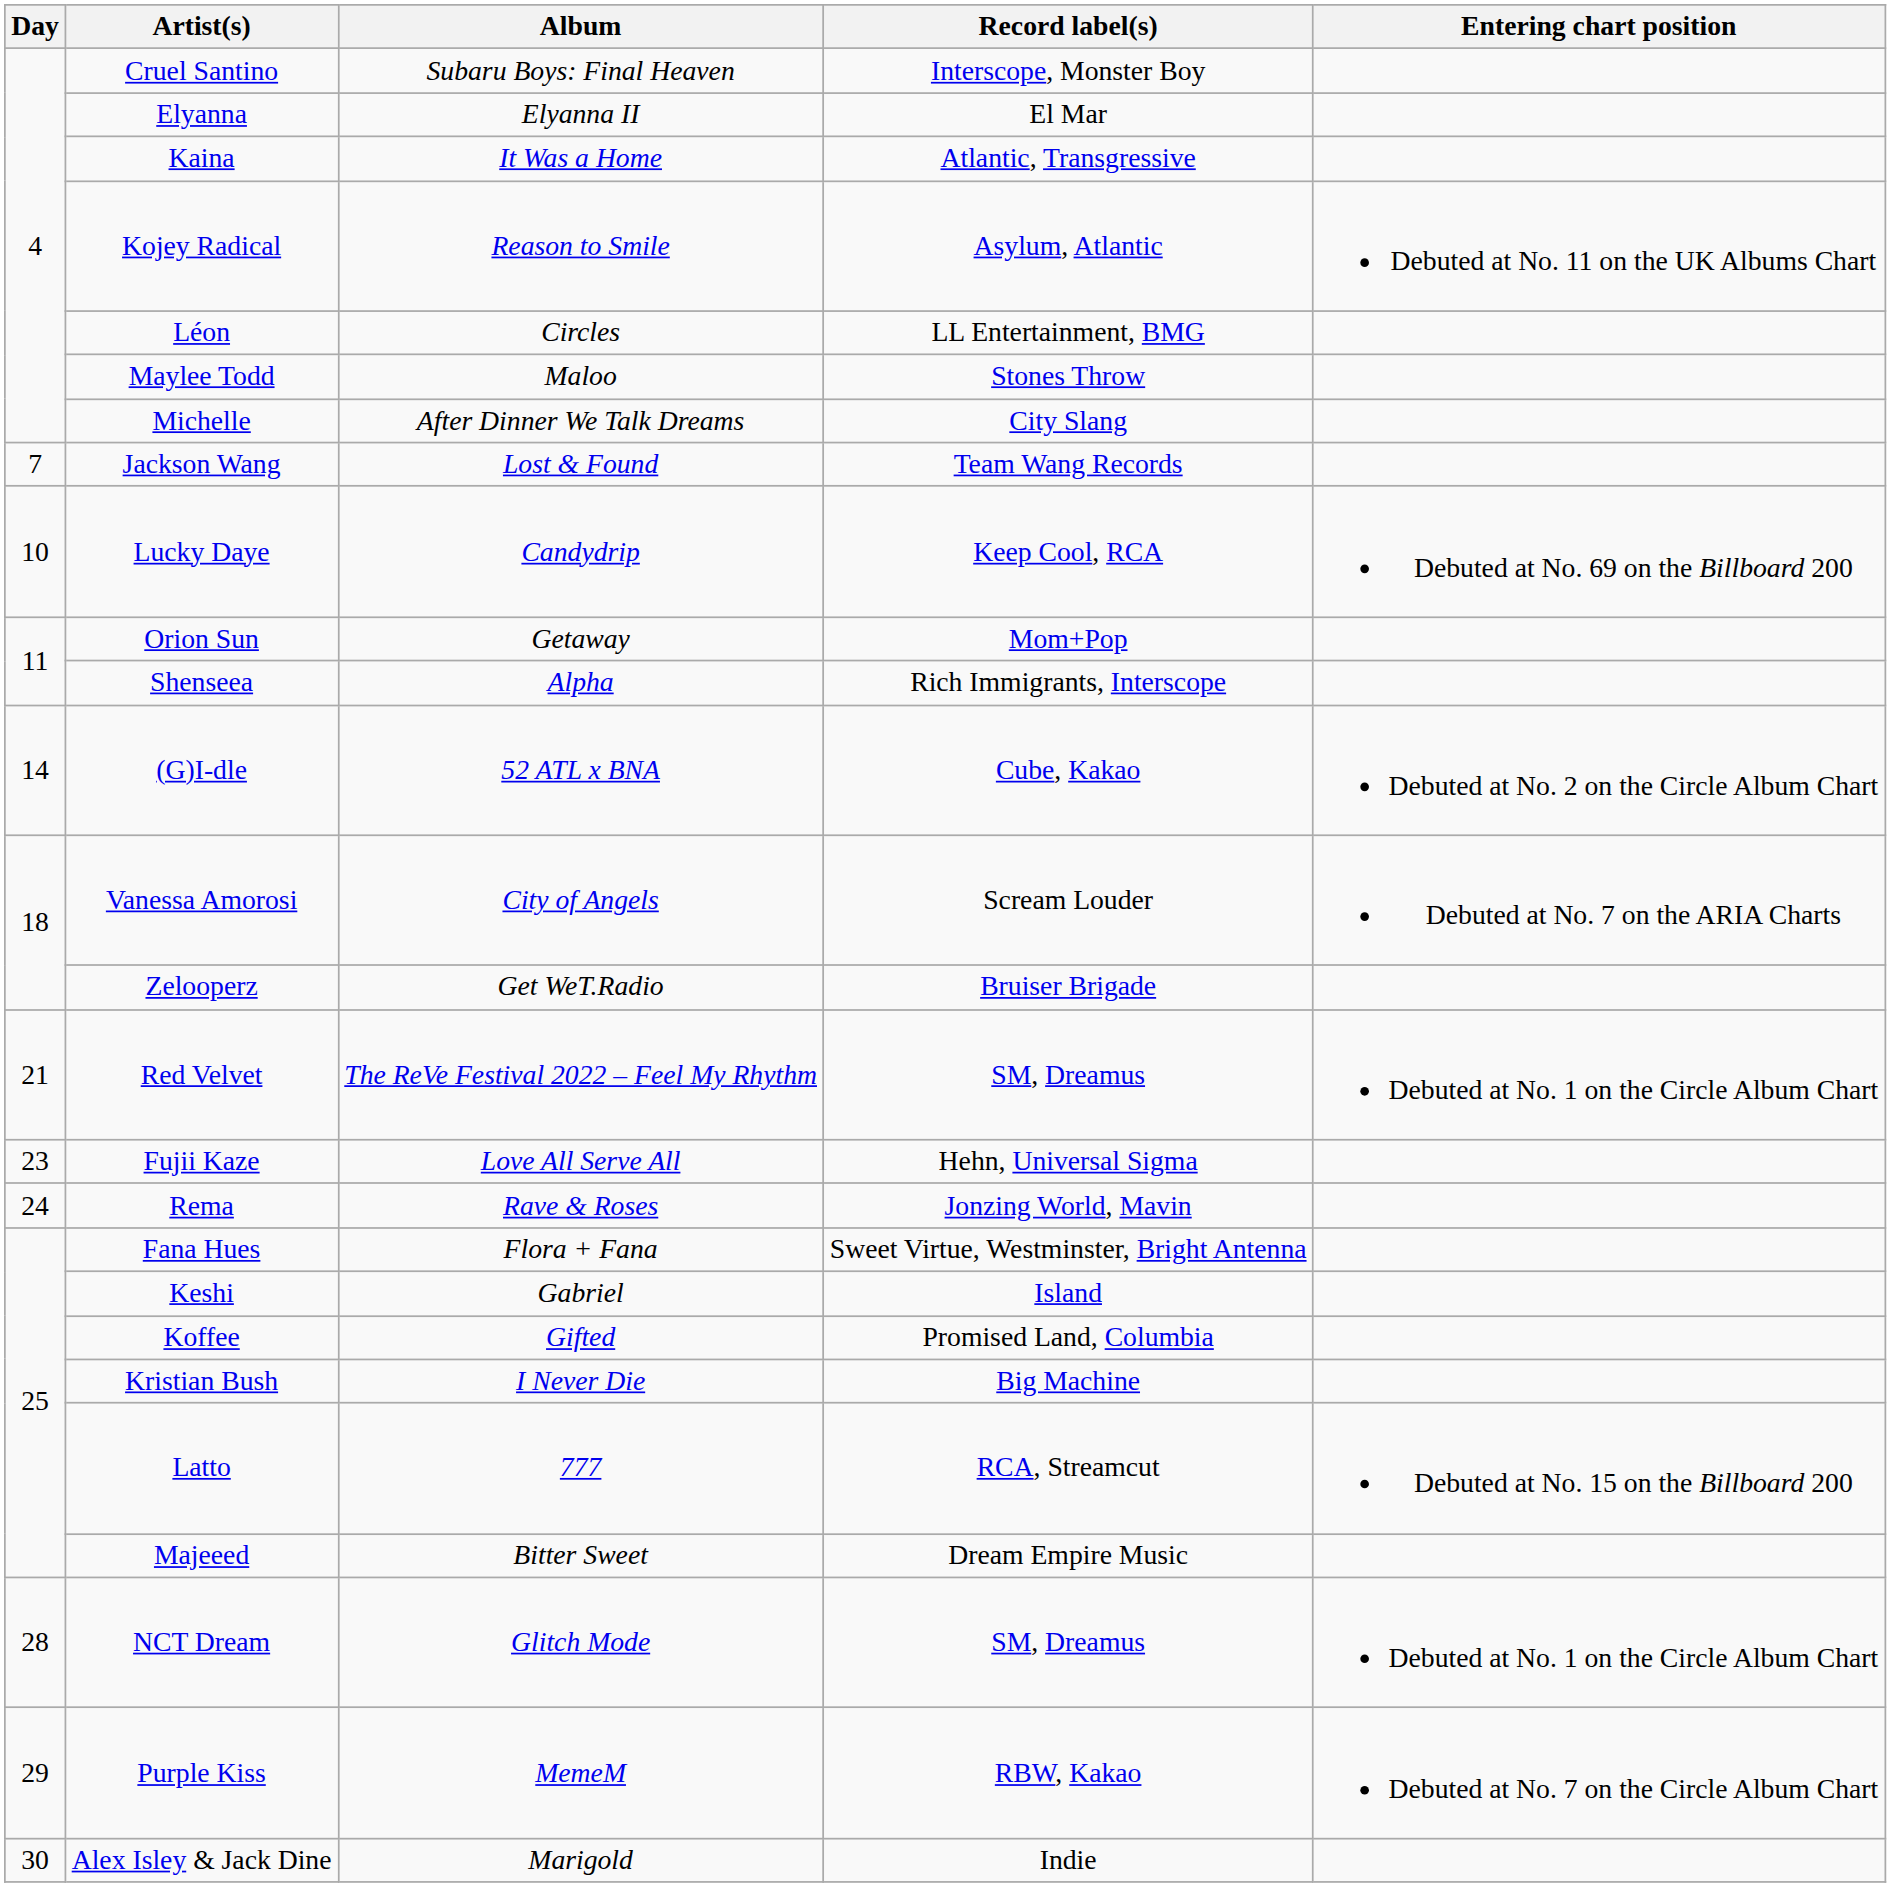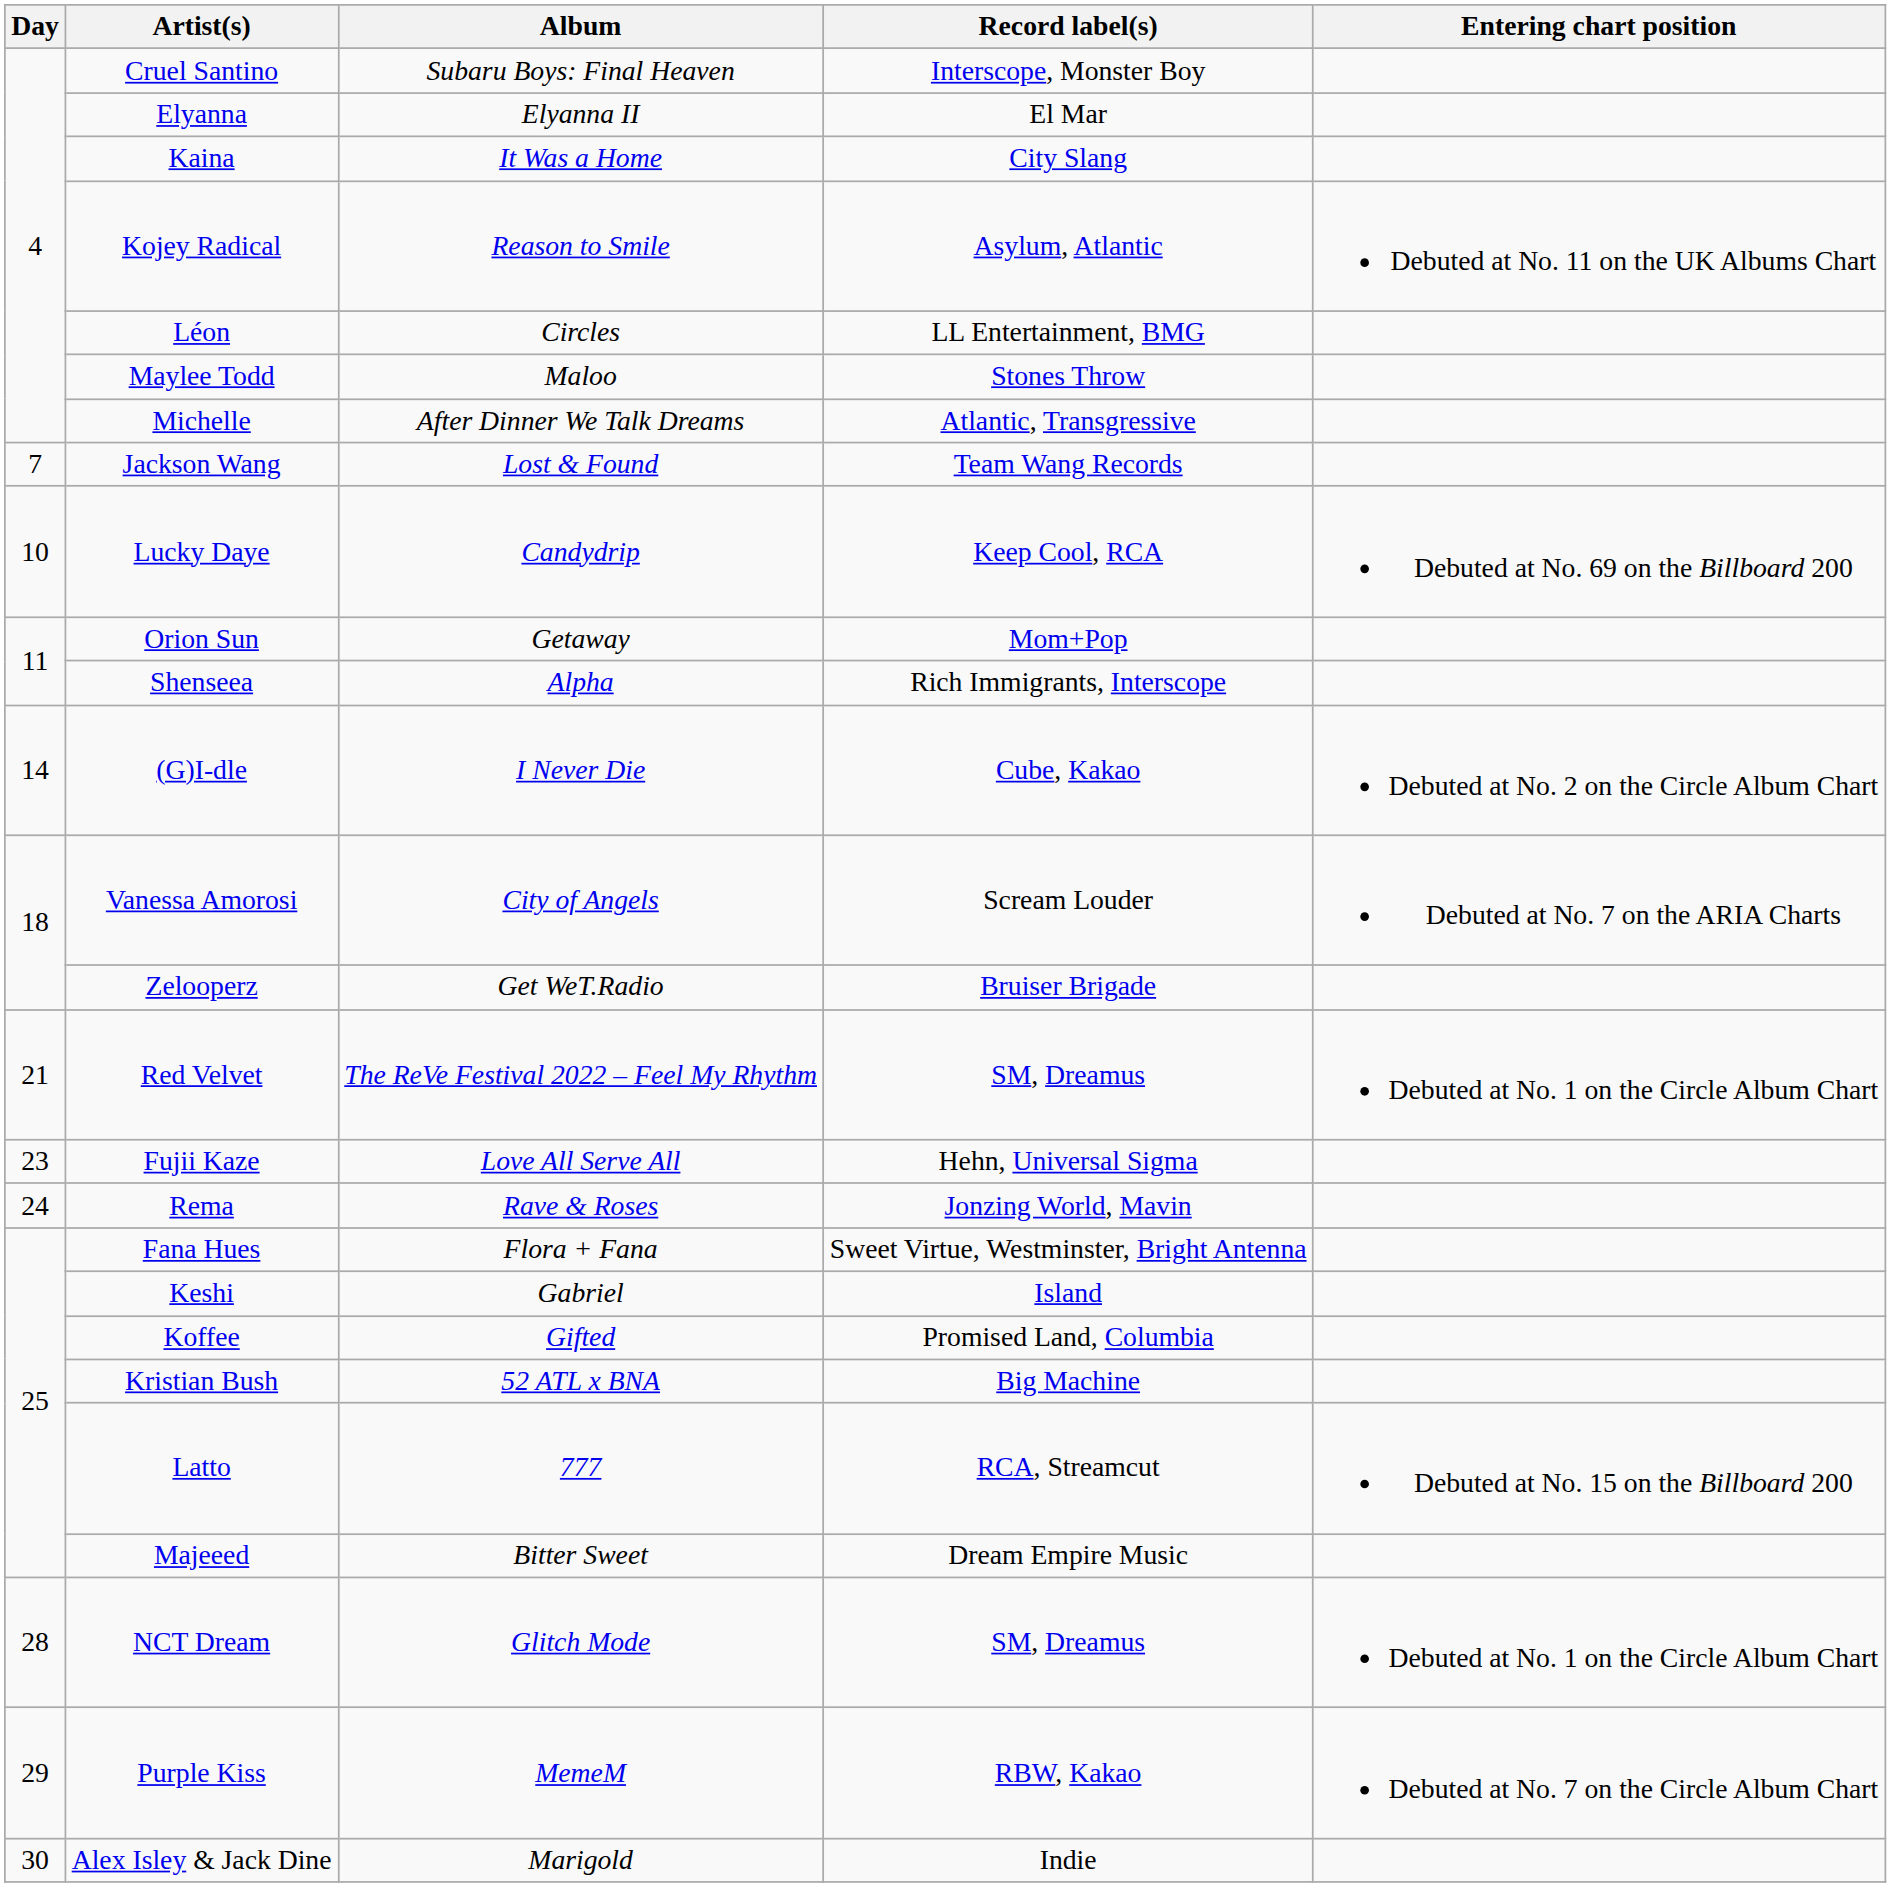(1068, 158) Atlantic, Transgressive -> (1068, 158) City Slang
(1068, 420) City Slang -> (1068, 420) Atlantic, Transgressive
(581, 769) 52 ATL x BNA -> (581, 769) I Never Die
(581, 1380) I Never Die -> (581, 1380) 52 ATL x BNA
